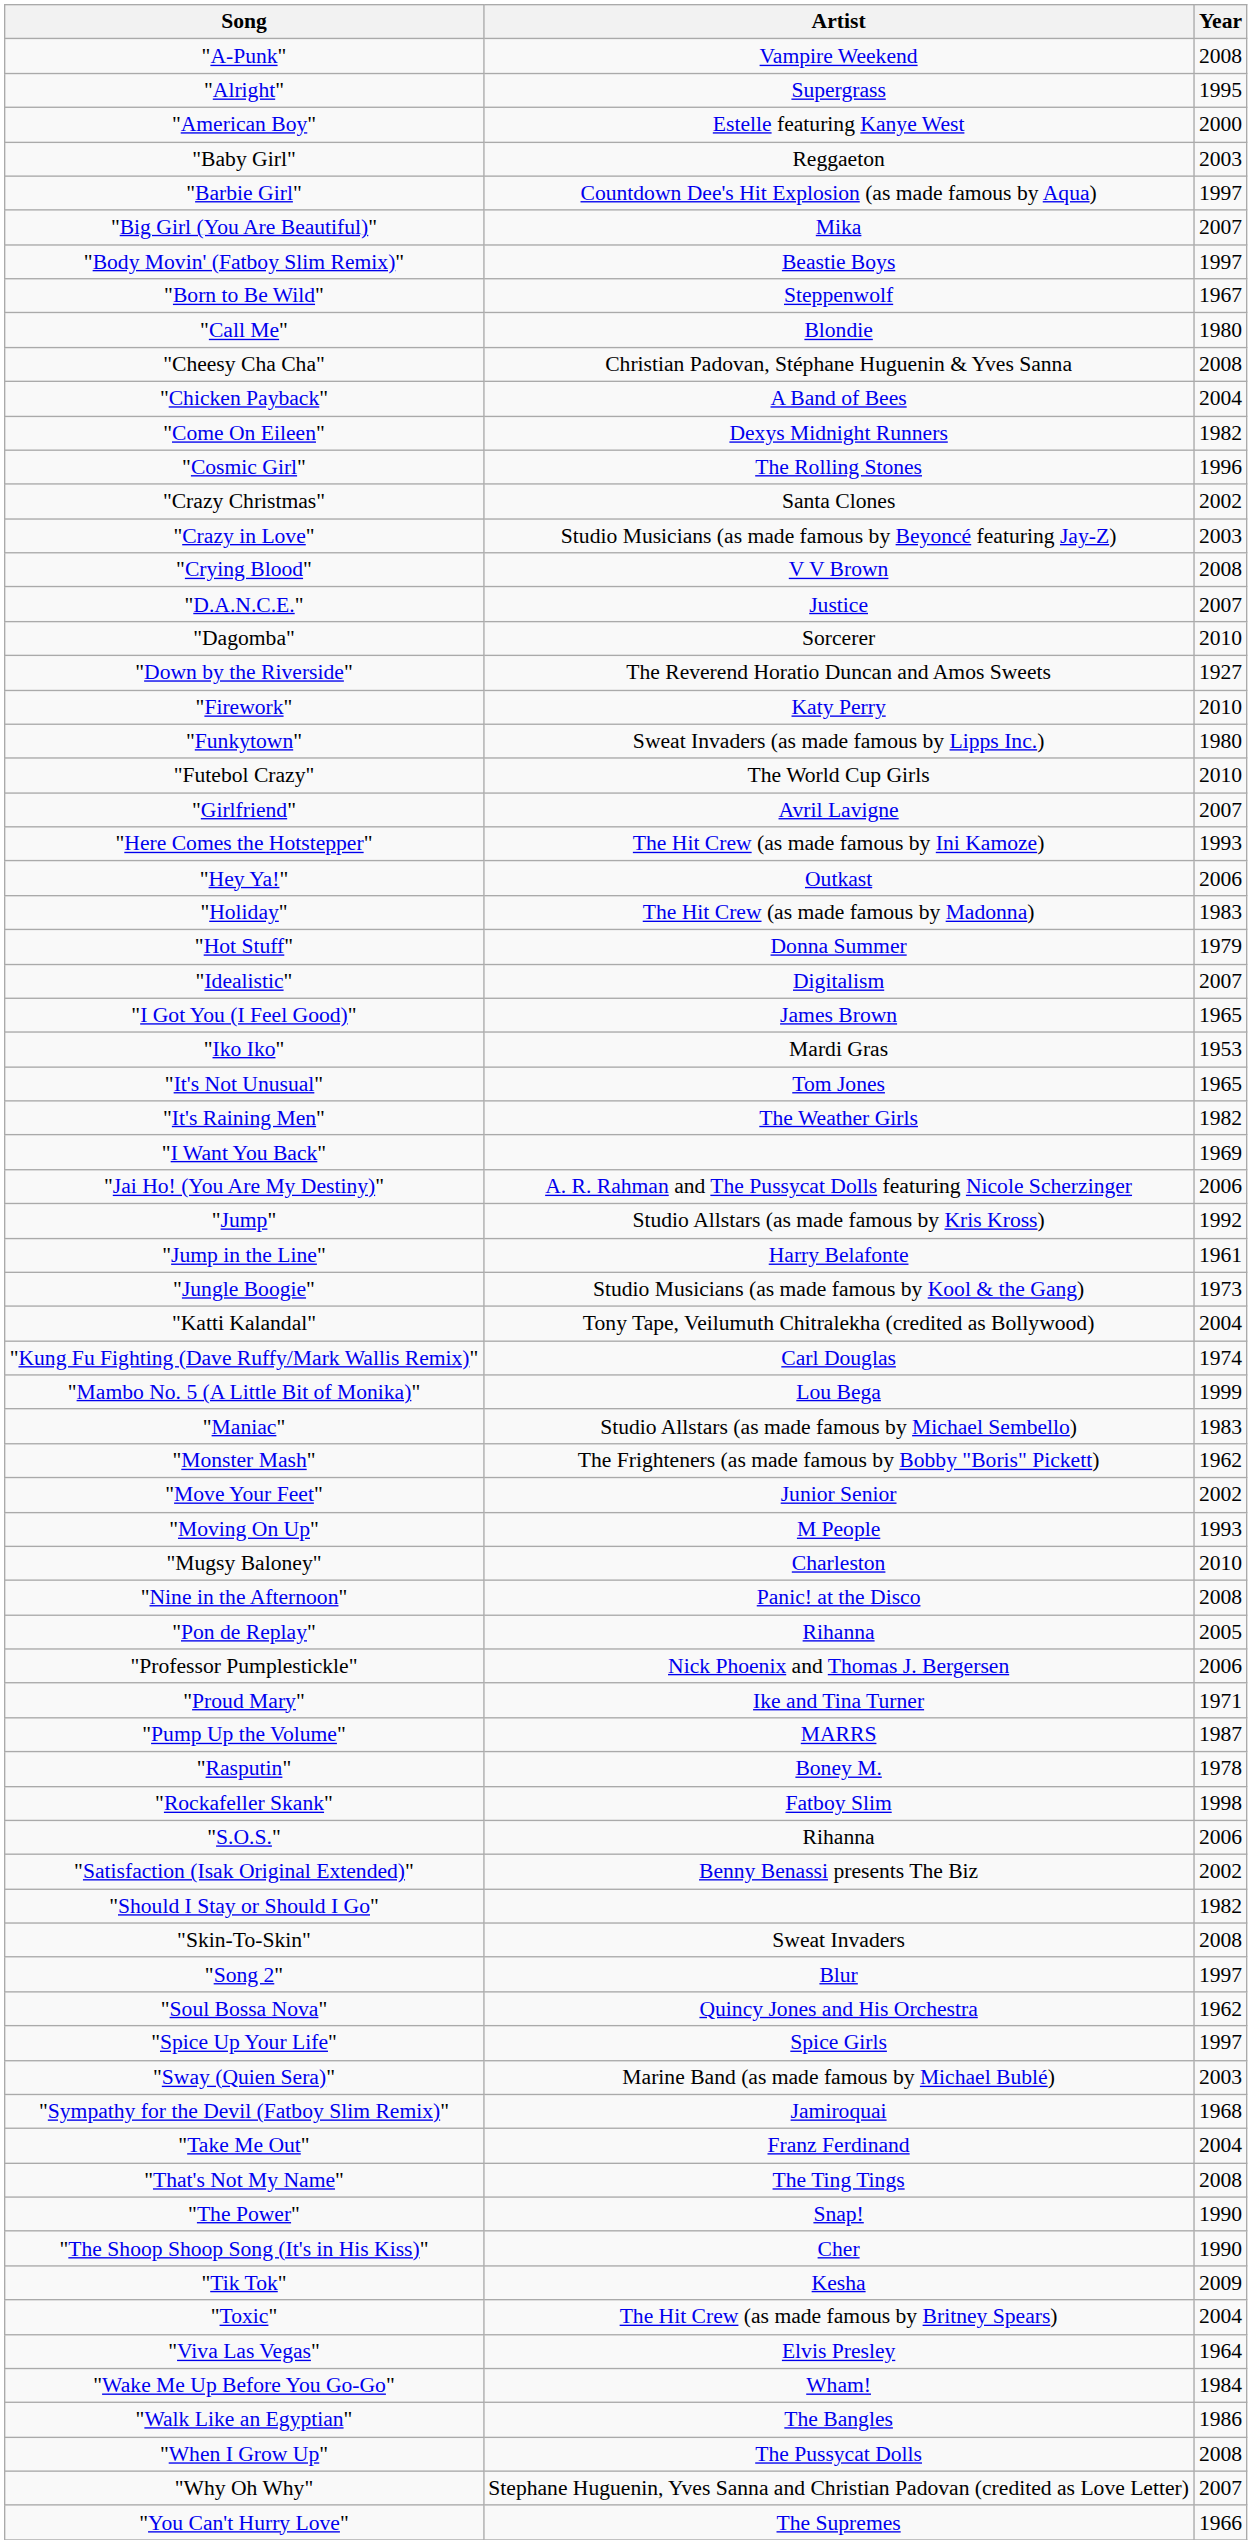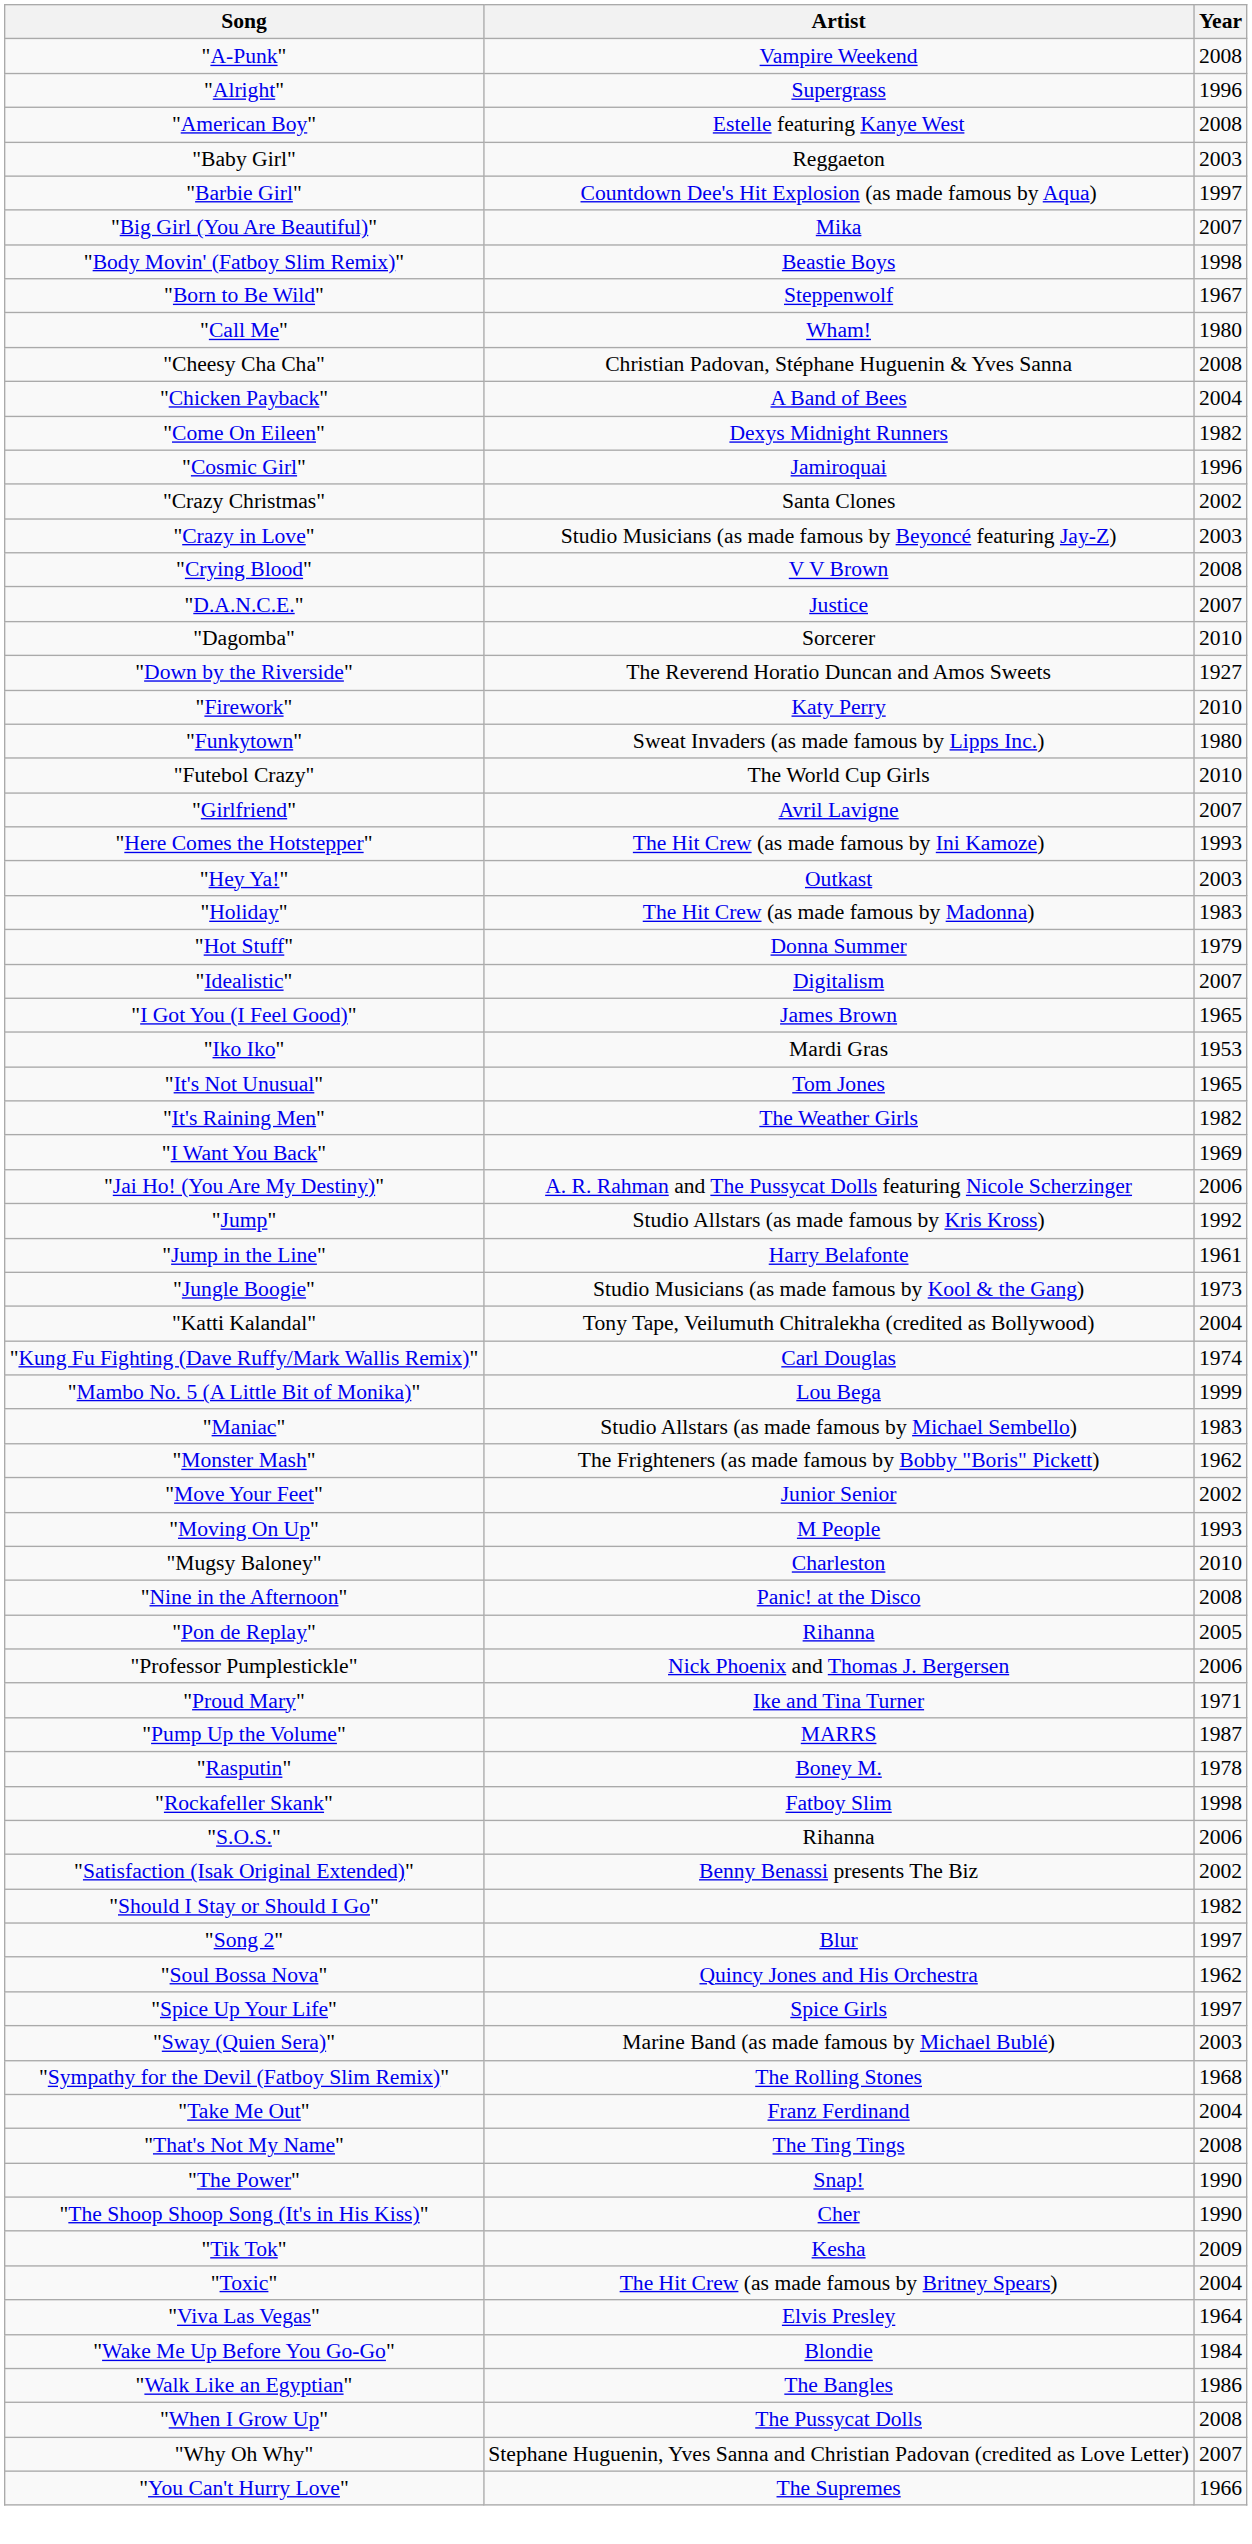(1220, 90) 1995 -> (1220, 90) 1996
(1220, 124) 2000 -> (1220, 124) 2008
(1220, 261) 1997 -> (1220, 261) 1998
(839, 329) Blondie -> (839, 329) Wham!
(839, 466) The Rolling Stones -> (839, 466) Jamiroquai
(1220, 878) 2006 -> (1220, 878) 2003
- row: (244, 1939)
(839, 2111) Jamiroquai -> (839, 2077) The Rolling Stones
(839, 2385) Wham! -> (839, 2351) Blondie
